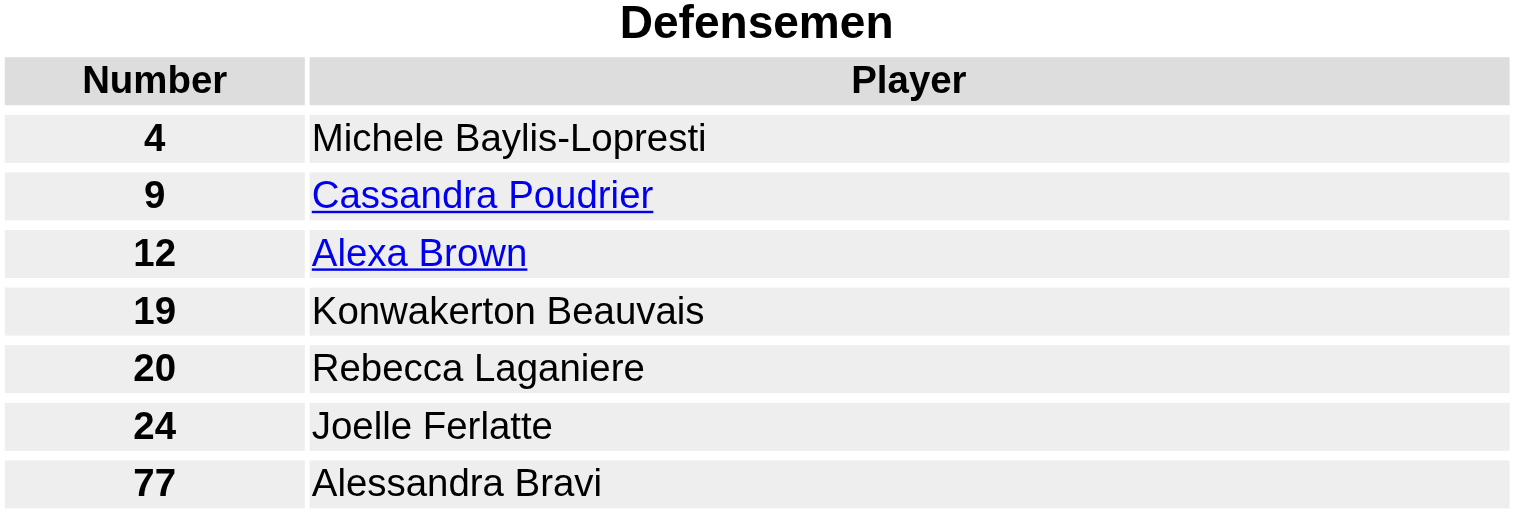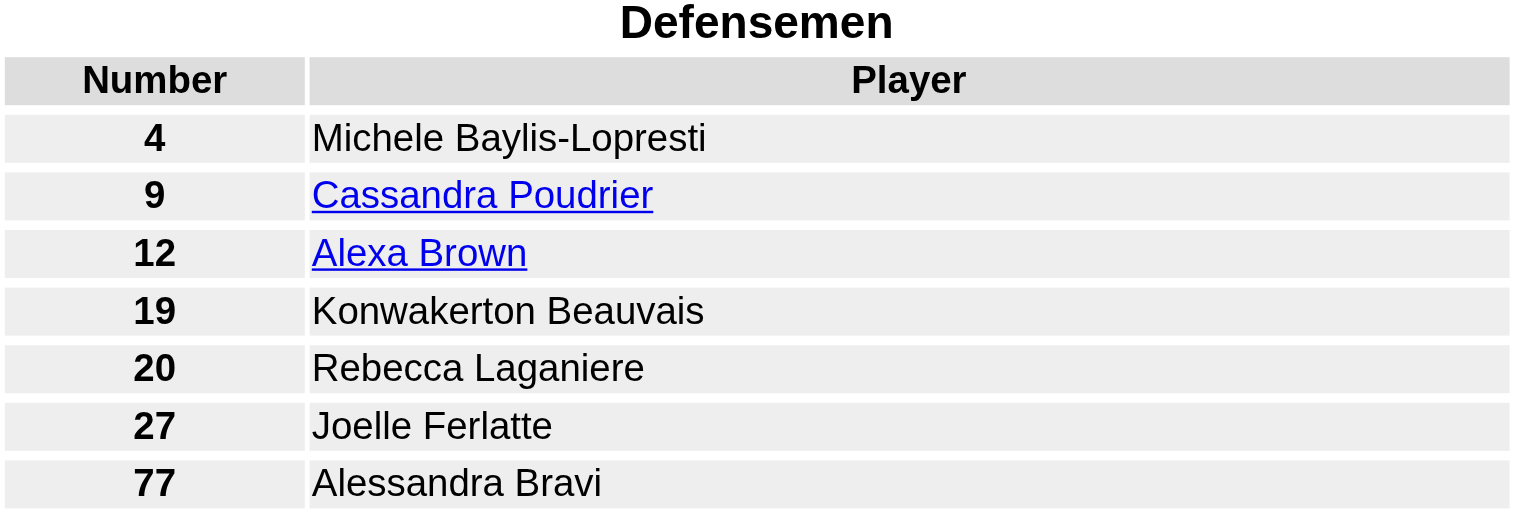(155, 426) 24 -> (155, 426) 27
